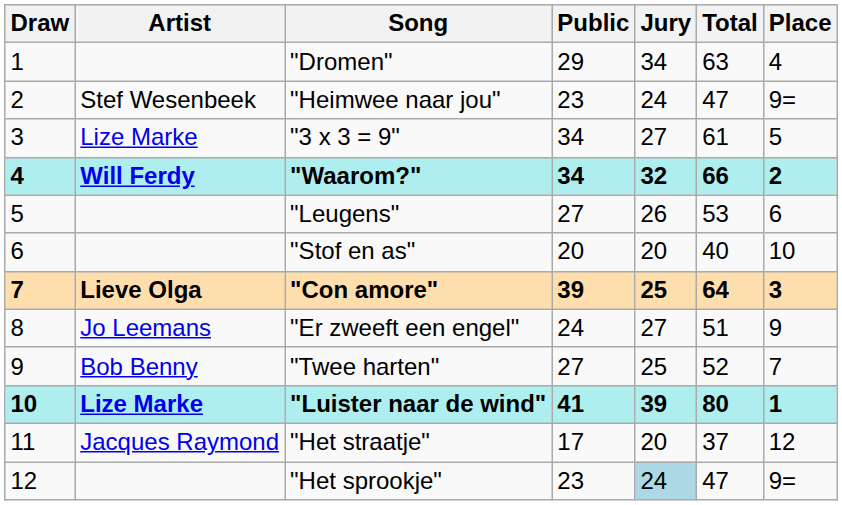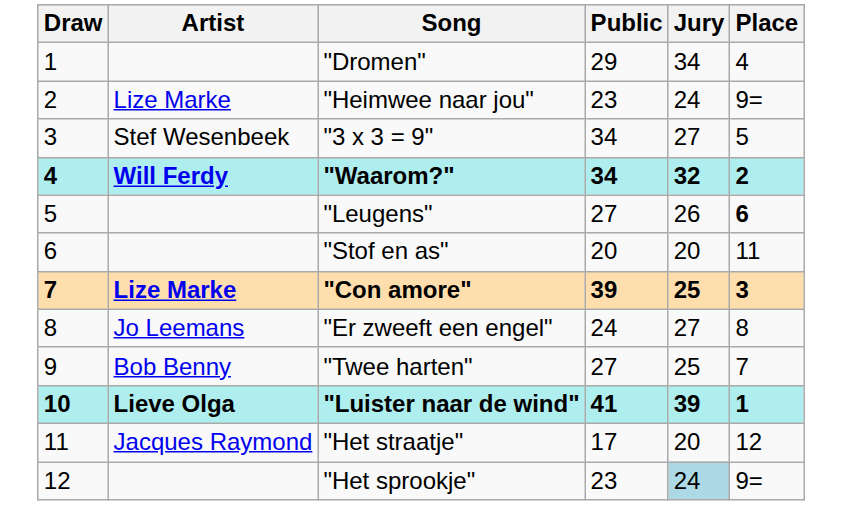- column: (730, 23)
(168, 99) Stef Wesenbeek -> (172, 99) Lize Marke
(139, 137) Lize Marke -> (201, 137) Stef Wesenbeek
(775, 213) normal -> (742, 213) bold
(782, 251) 10 -> (748, 251) 11
(141, 289) Lieve Olga -> (175, 289) Lize Marke
(775, 328) 9 -> (742, 328) 8
(142, 404) Lize Marke -> (174, 404) Lieve Olga
